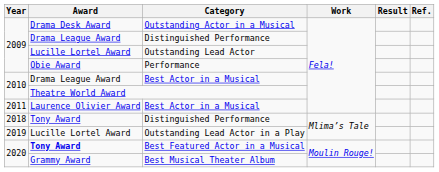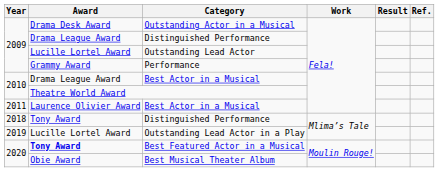(55, 65) Obie Award -> (60, 65) Grammy Award
(60, 160) Grammy Award -> (55, 160) Obie Award
